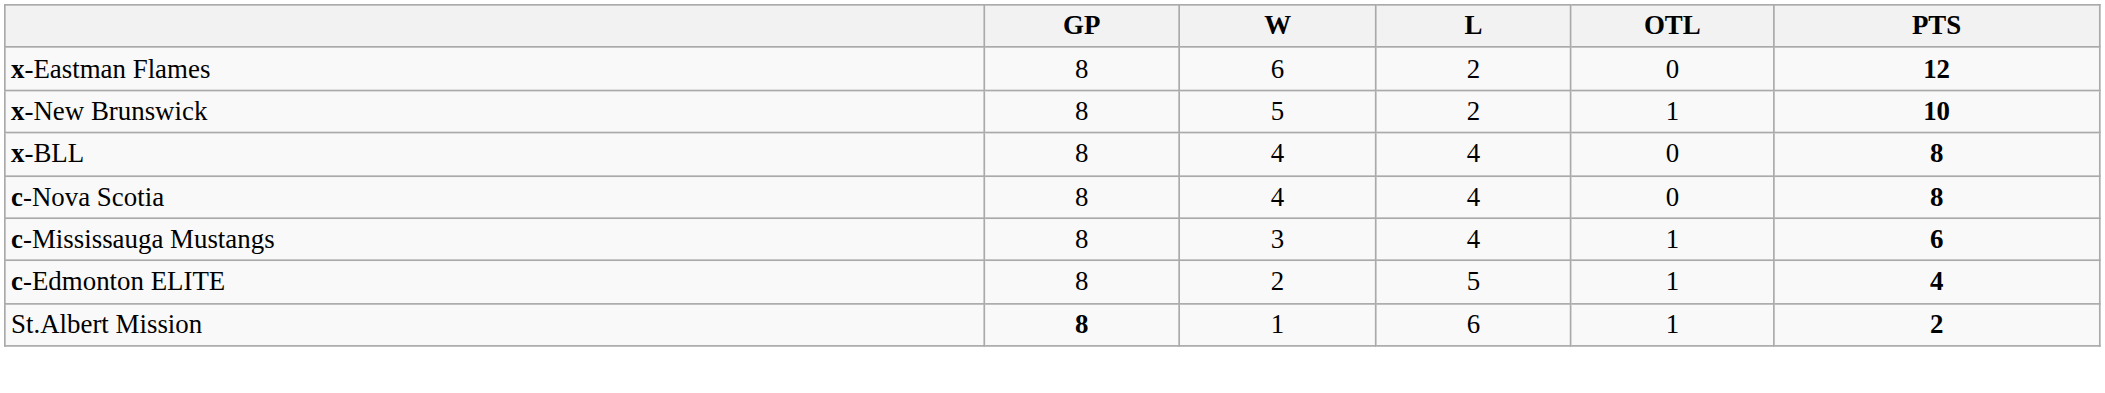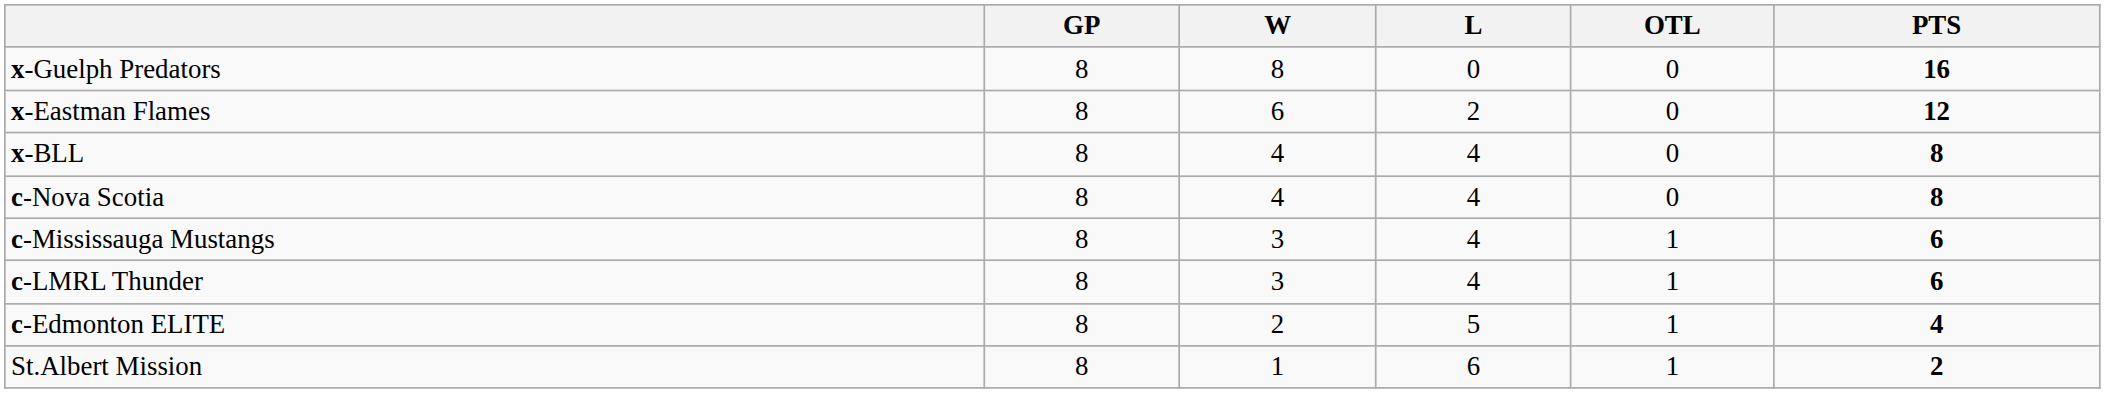+ row: (116, 68)
- row: (109, 111)
+ row: (107, 281)
(1082, 324) bold -> (1082, 366) normal
